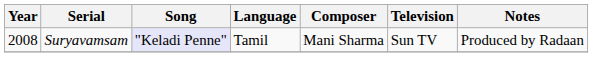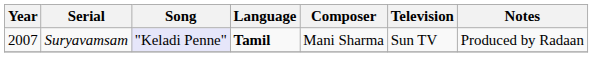(23, 39) 2008 -> (23, 39) 2007
(251, 39) normal -> (252, 39) bold
